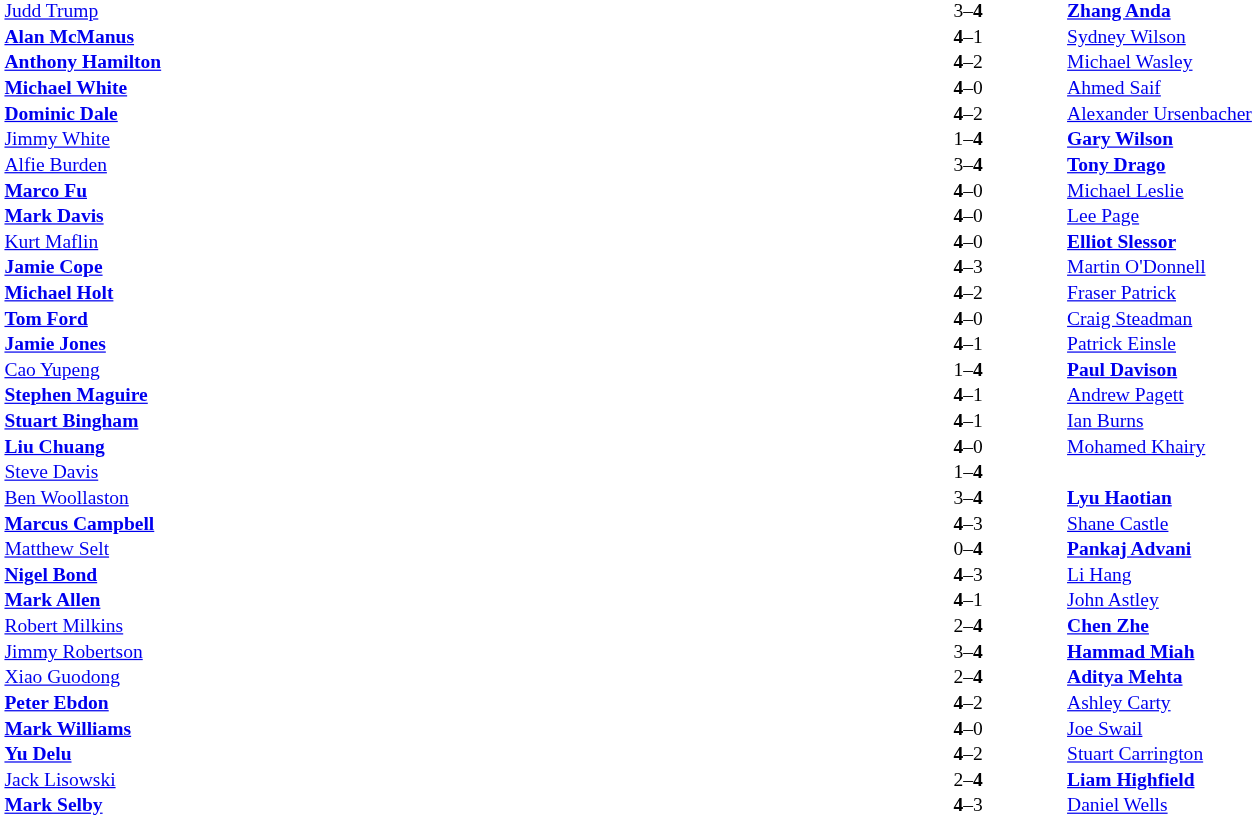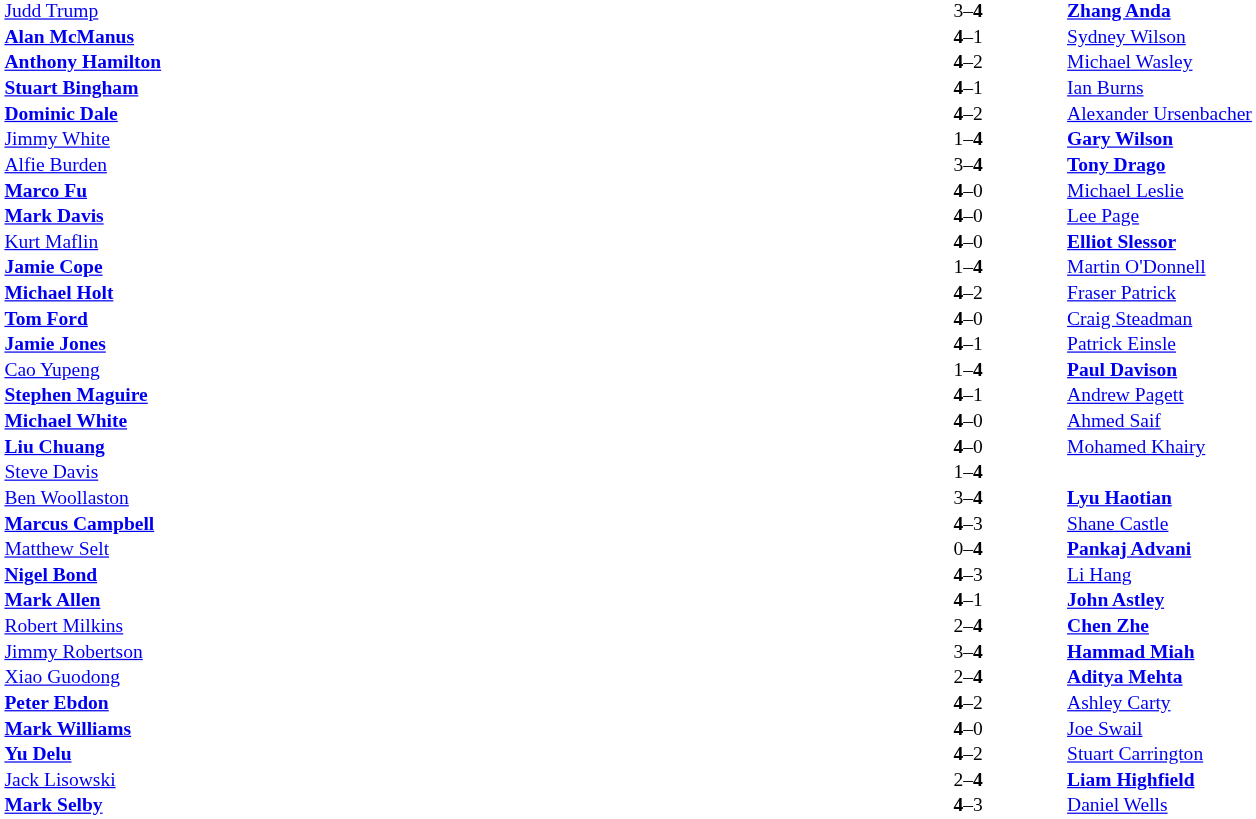rows swapped: (66, 87) <-> (71, 420)
(968, 267) 4–3 -> (968, 267) 1–4
(1113, 600) normal -> (1116, 600) bold
